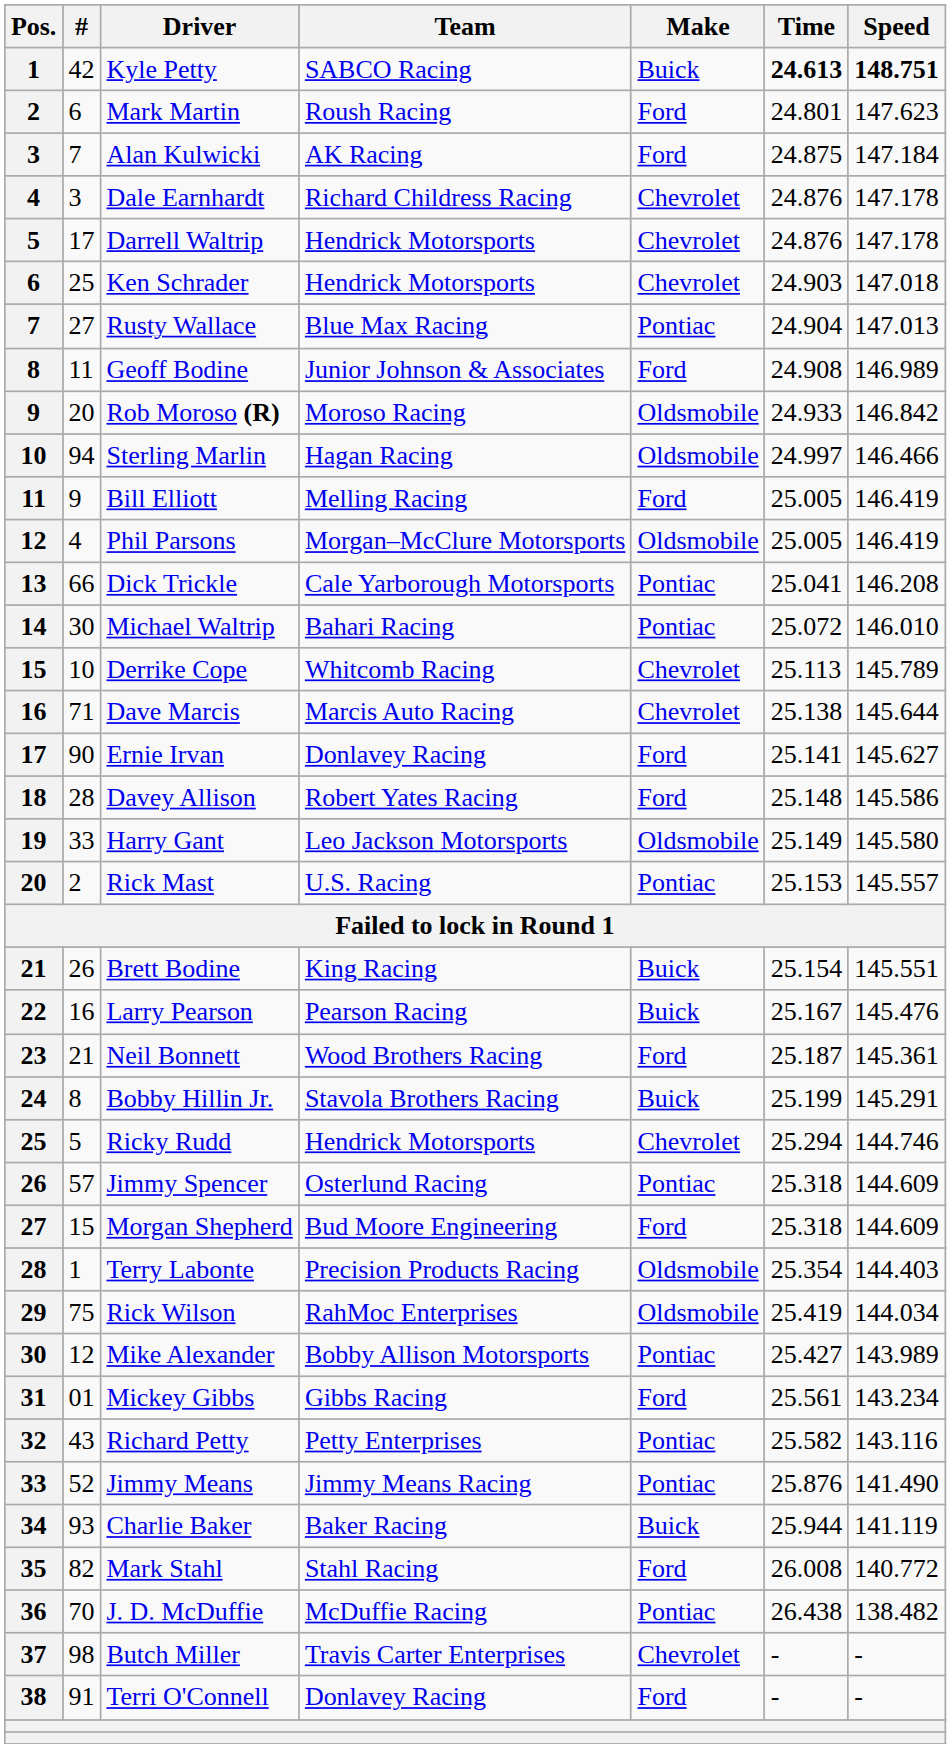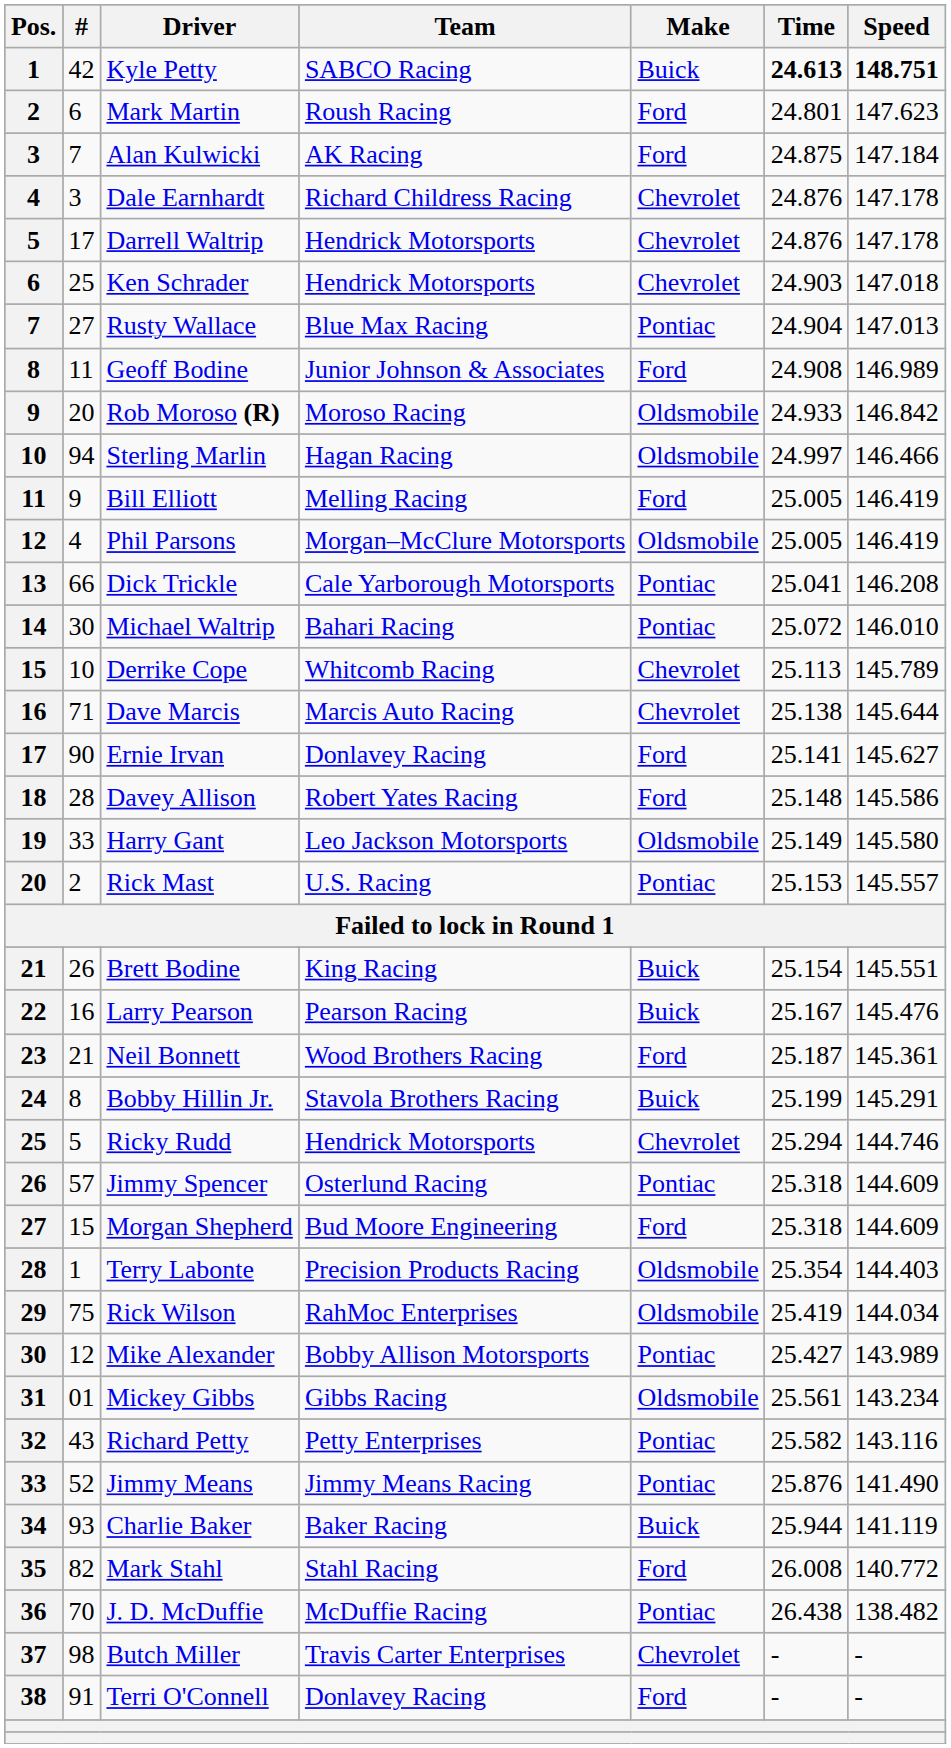(662, 1397) Ford -> (698, 1397) Oldsmobile
